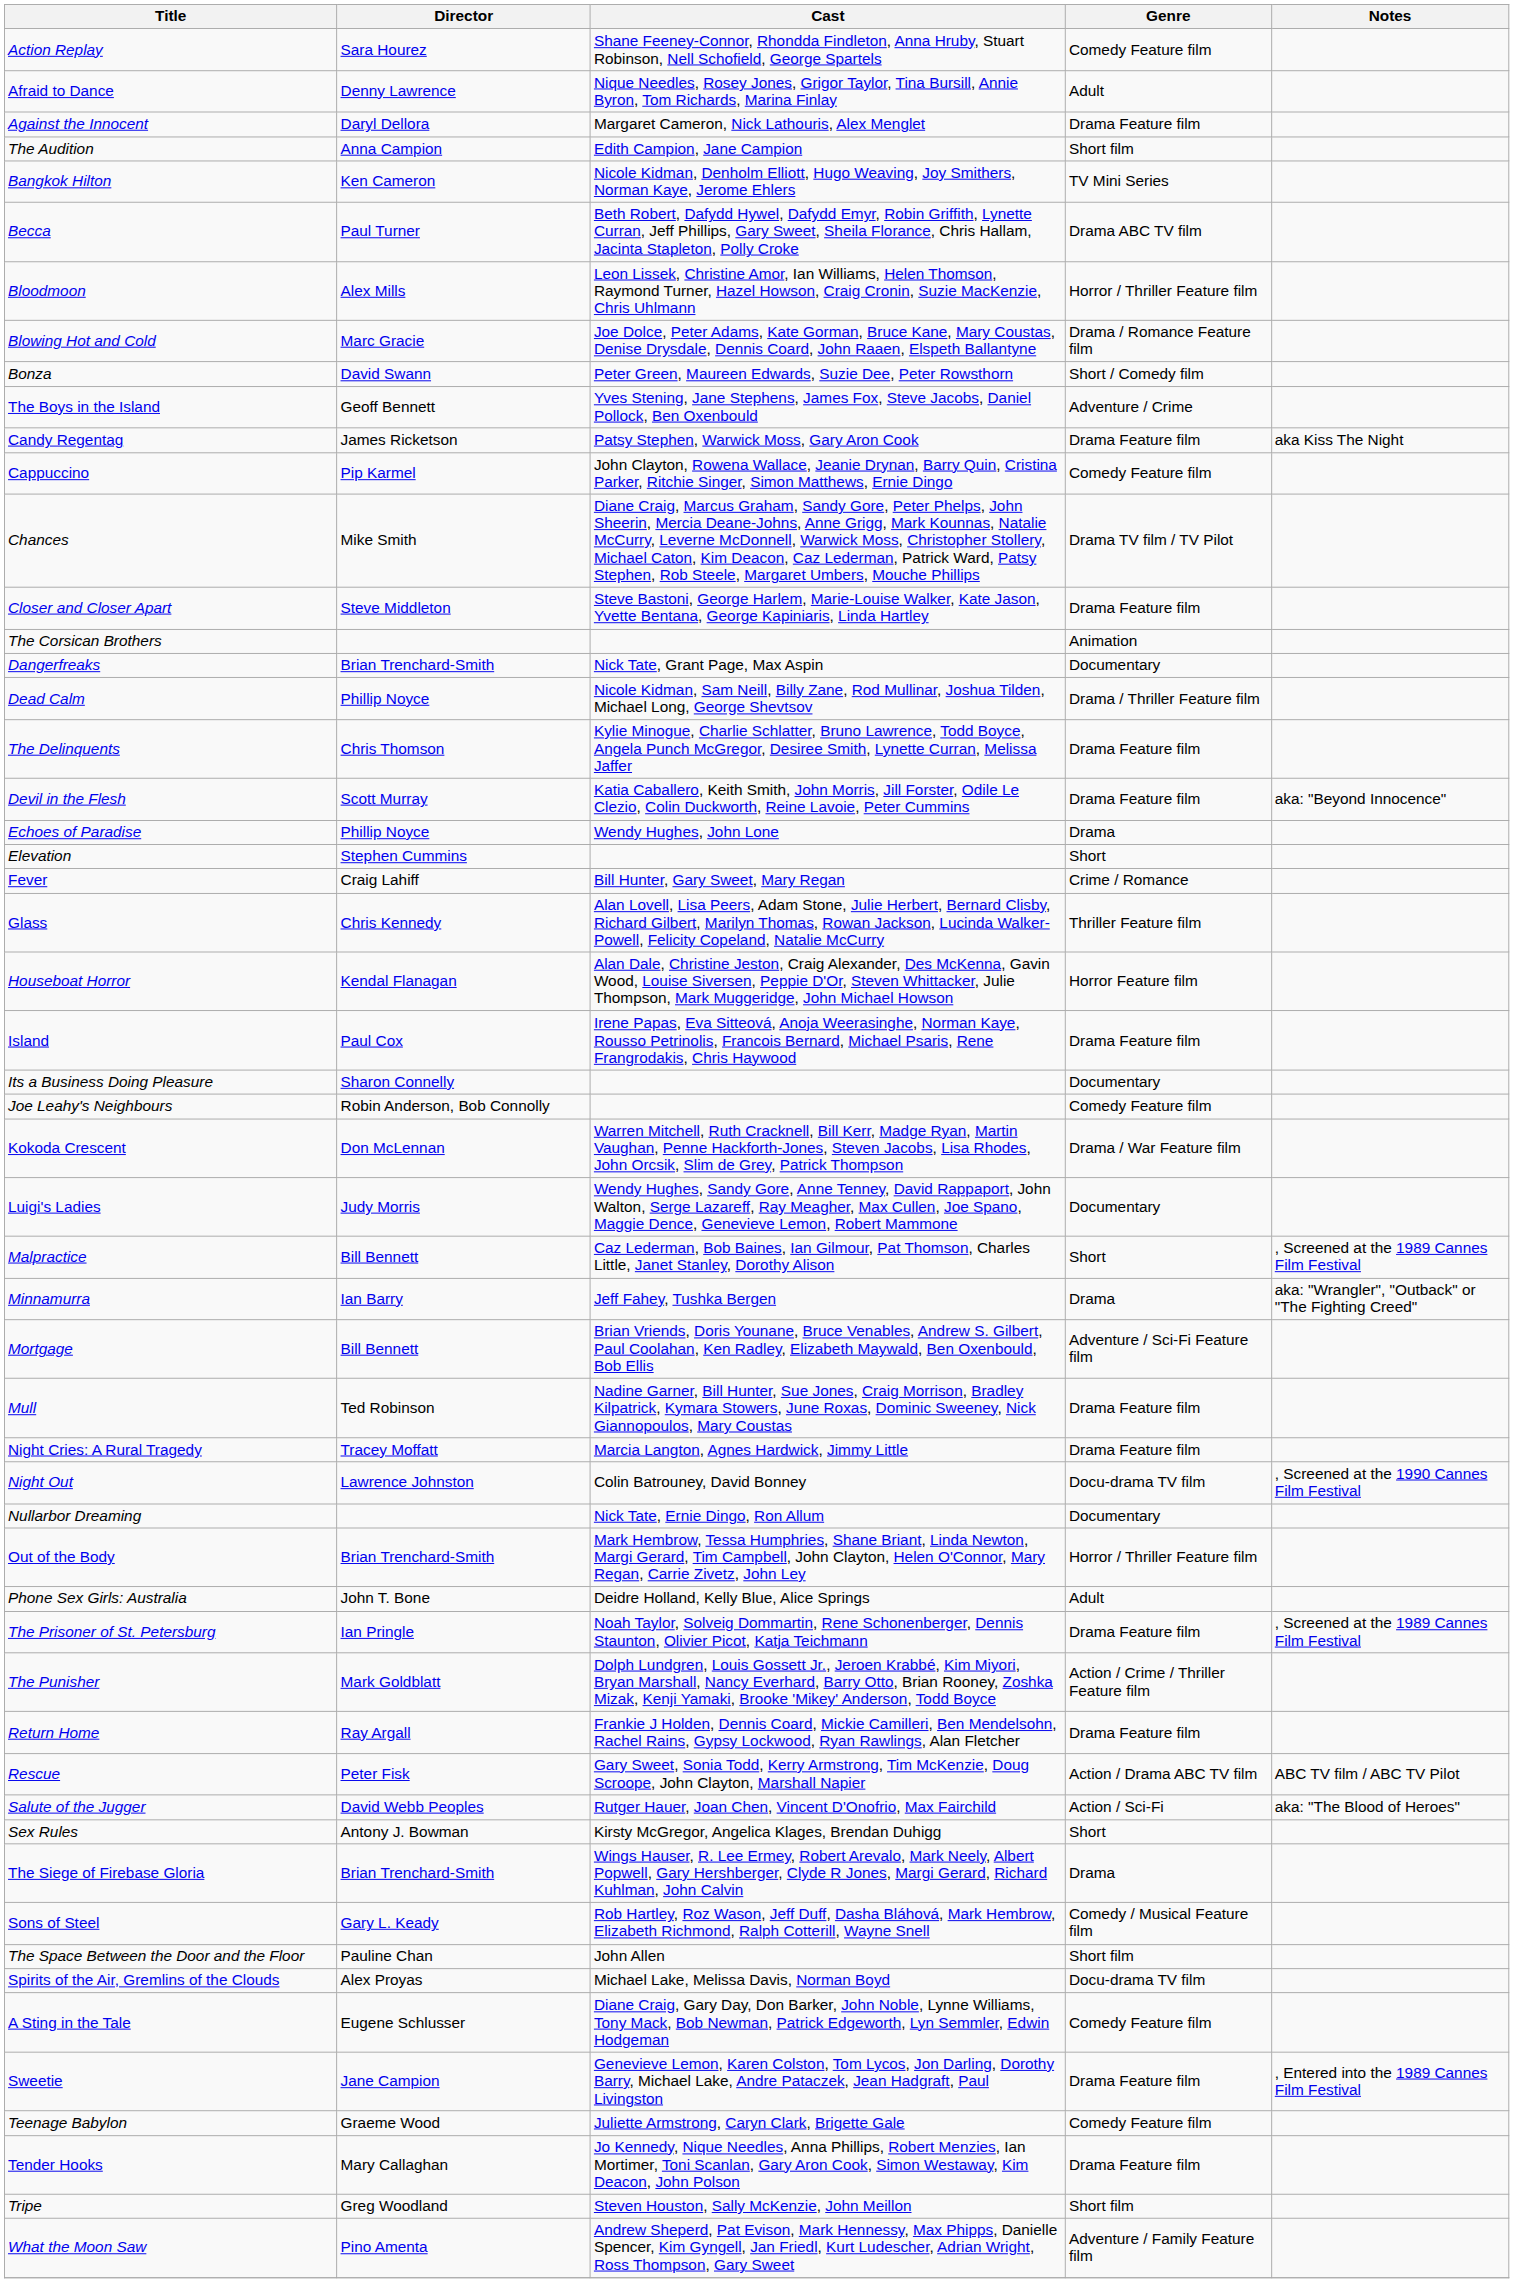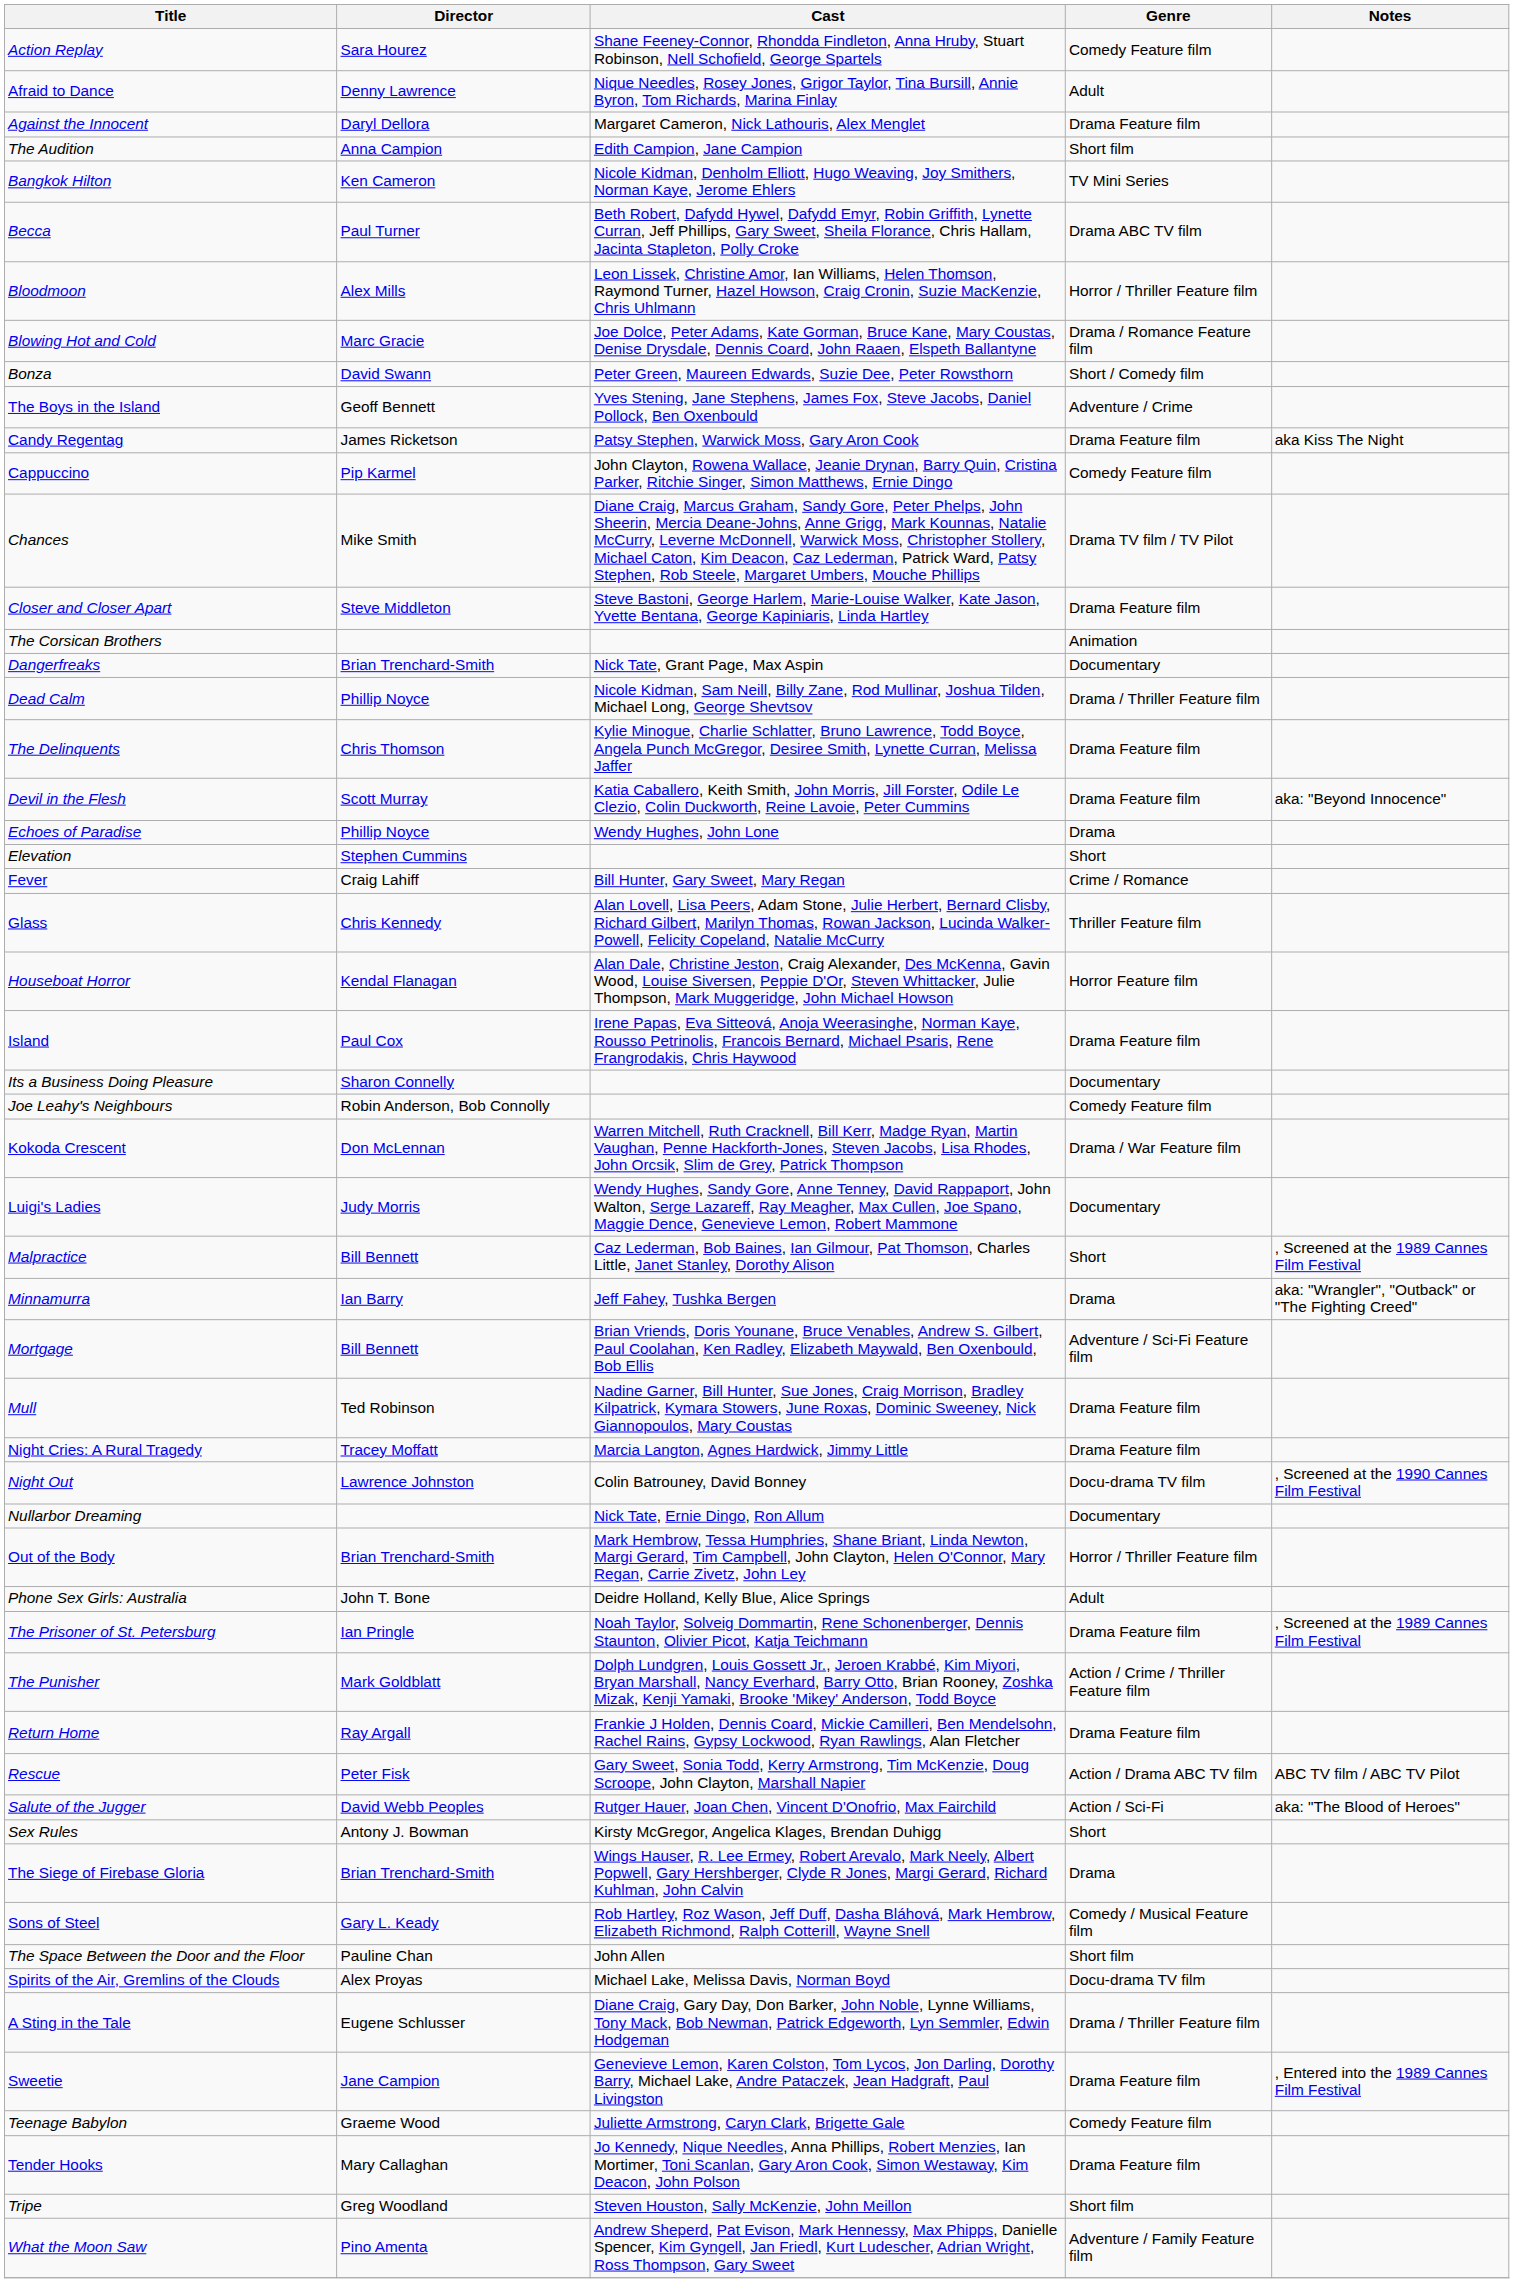(1140, 2022) Comedy Feature film -> (1164, 2022) Drama / Thriller Feature film
